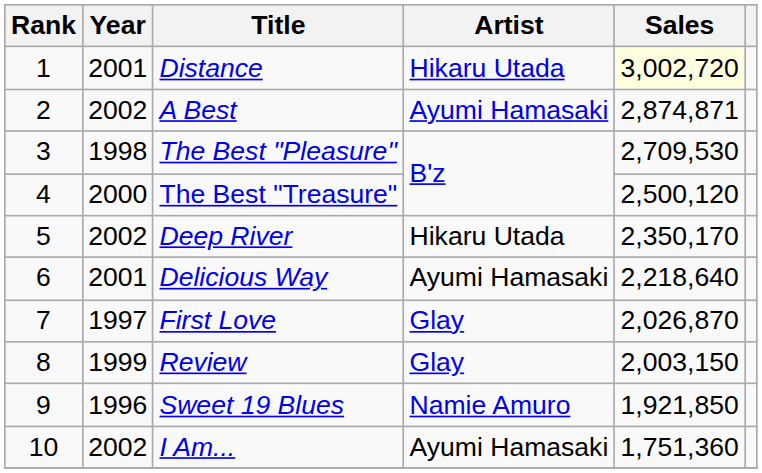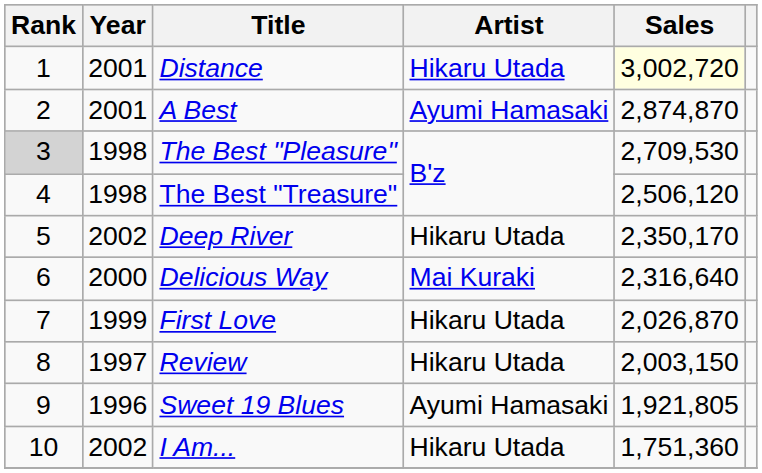(118, 109) 2002 -> (118, 109) 2001
(680, 109) 2,874,871 -> (680, 109) 2,874,870
(43, 151) no background -> (43, 151) lightgrey background
(118, 194) 2000 -> (118, 194) 1998
(680, 194) 2,500,120 -> (680, 194) 2,506,120
(118, 278) 2001 -> (118, 278) 2000
(509, 278) Ayumi Hamasaki -> (472, 278) Mai Kuraki
(680, 278) 2,218,640 -> (680, 278) 2,316,640
(118, 320) 1997 -> (118, 320) 1999
(437, 320) Glay -> (487, 320) Hikaru Utada
(118, 362) 1999 -> (118, 362) 1997
(437, 362) Glay -> (487, 362) Hikaru Utada
(490, 404) Namie Amuro -> (509, 404) Ayumi Hamasaki
(680, 404) 1,921,850 -> (680, 404) 1,921,805
(509, 446) Ayumi Hamasaki -> (487, 446) Hikaru Utada
